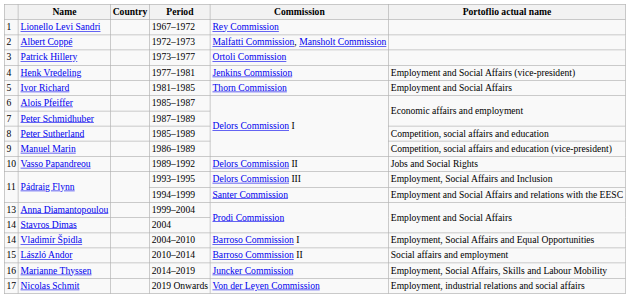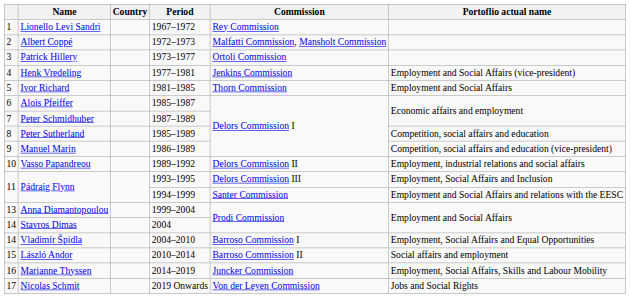(434, 164) Jobs and Social Rights -> (488, 164) Employment, industrial relations and social affairs
(488, 286) Employment, industrial relations and social affairs -> (434, 286) Jobs and Social Rights
